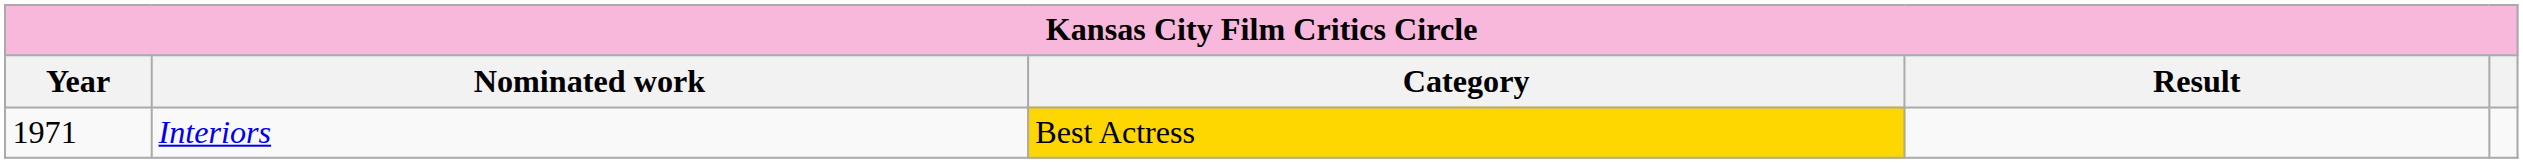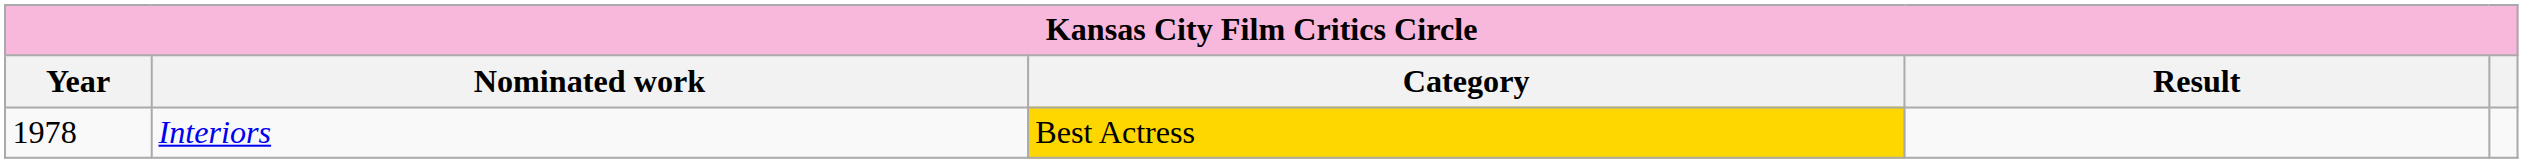(45, 132) 1971 -> (45, 132) 1978
